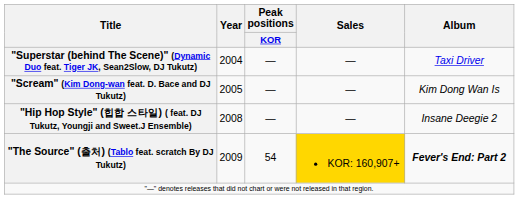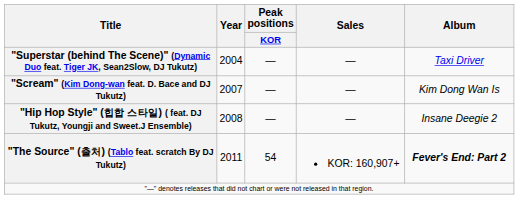(231, 89) 2005 -> (231, 89) 2007
(231, 158) 2009 -> (231, 158) 2011
(350, 164) gold background -> (350, 164) no background
